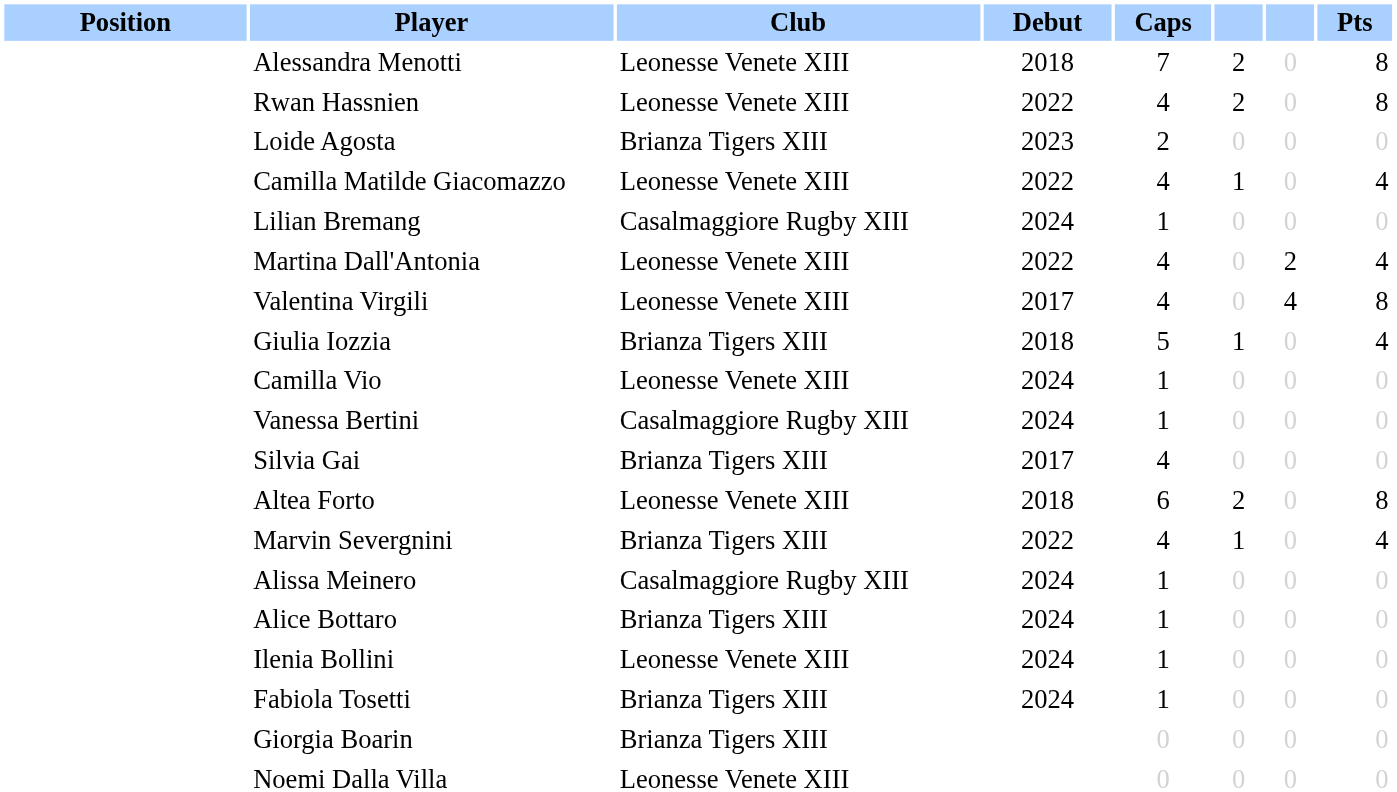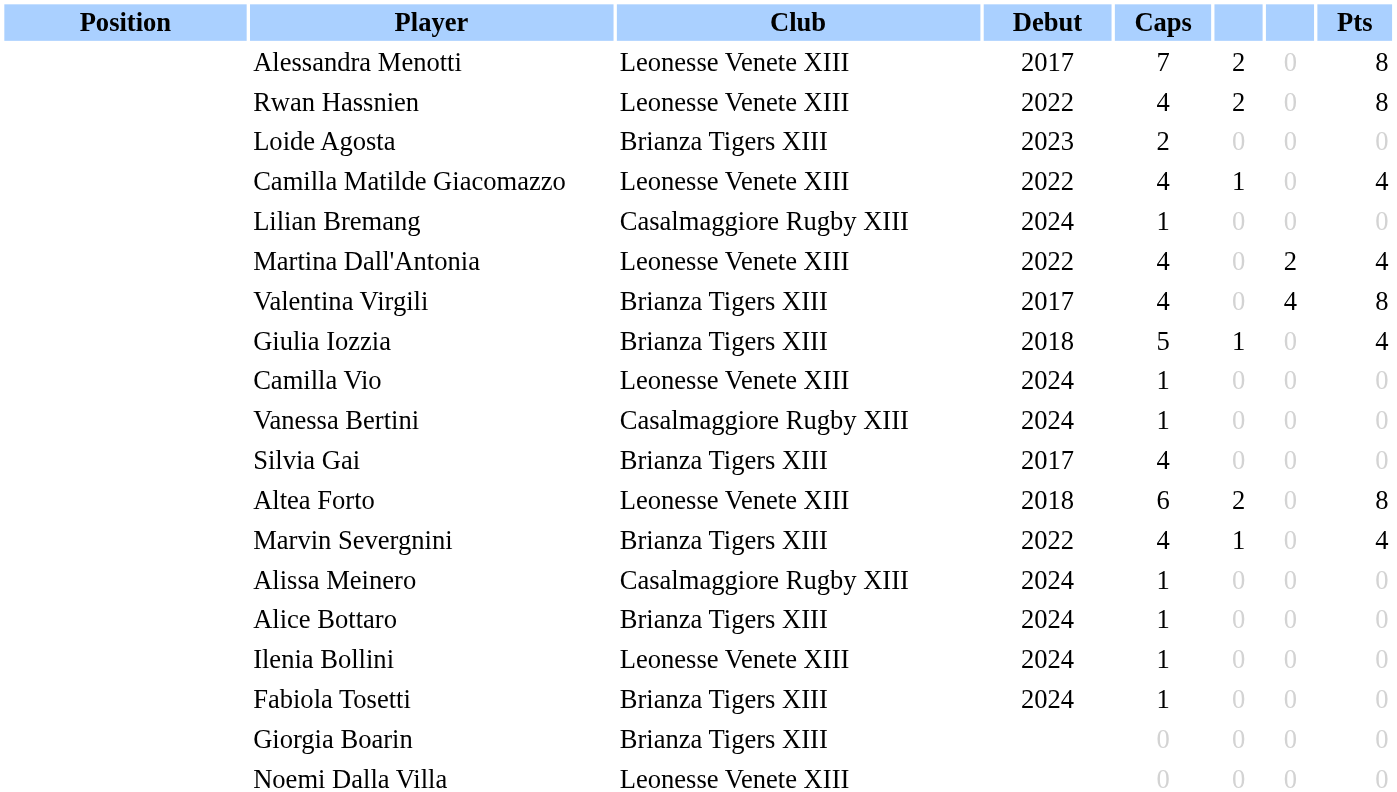(1047, 62) 2018 -> (1047, 62) 2017
(735, 301) Leonesse Venete XIII -> (724, 301) Brianza Tigers XIII
